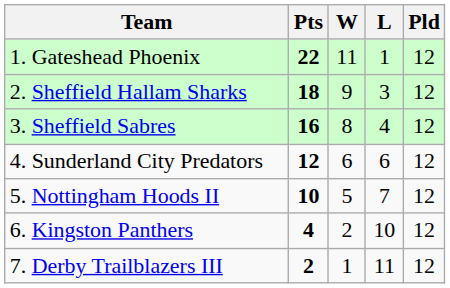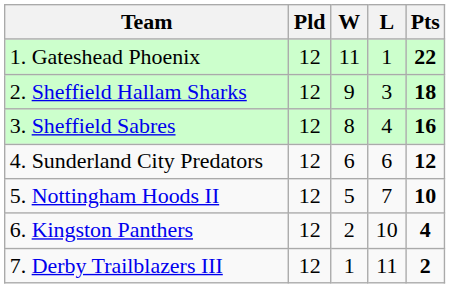columns swapped: (424, 21) <-> (308, 21)
